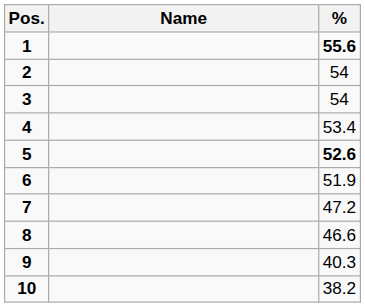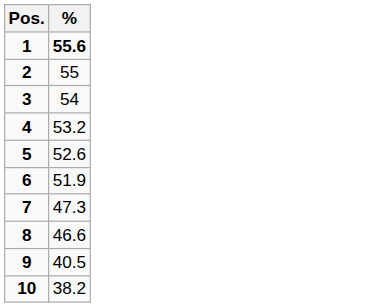- column: (184, 19)
(339, 73) 54 -> (69, 73) 55
(339, 127) 53.4 -> (69, 127) 53.2
(339, 154) bold -> (69, 154) normal
(339, 208) 47.2 -> (69, 208) 47.3
(339, 262) 40.3 -> (69, 262) 40.5
